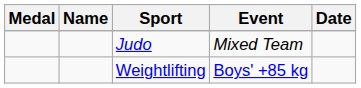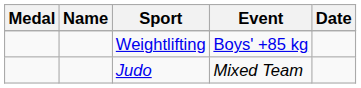rows swapped: (161, 70) <-> (134, 44)
